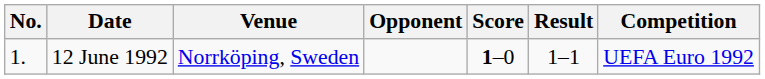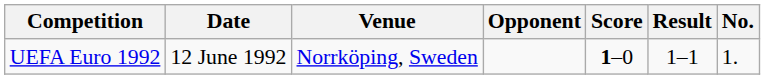columns swapped: (26, 21) <-> (679, 21)
